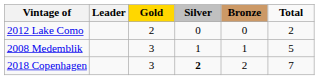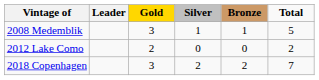rows swapped: (45, 48) <-> (45, 30)
(198, 65) bold -> (198, 65) normal
